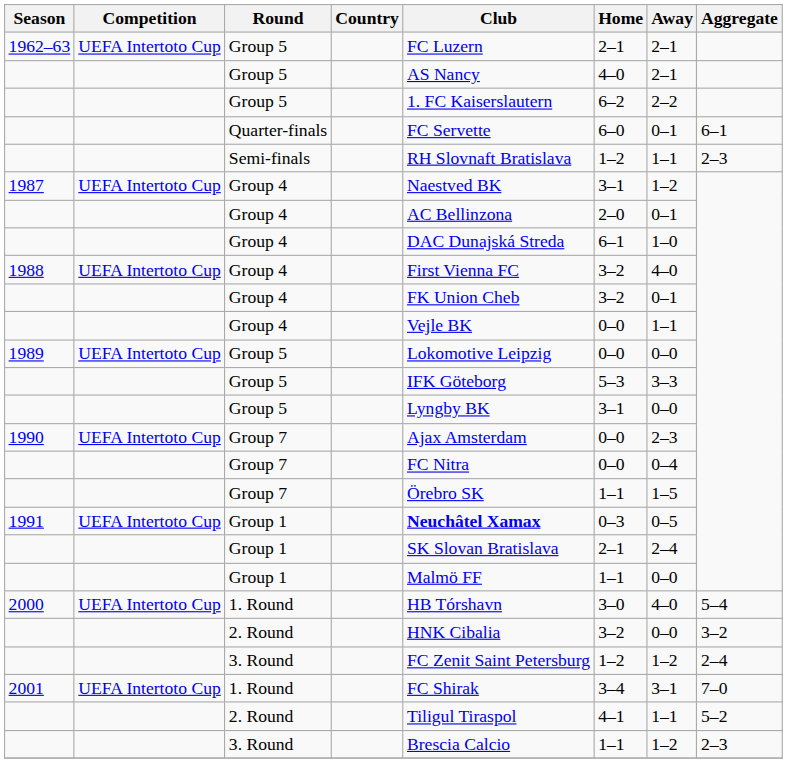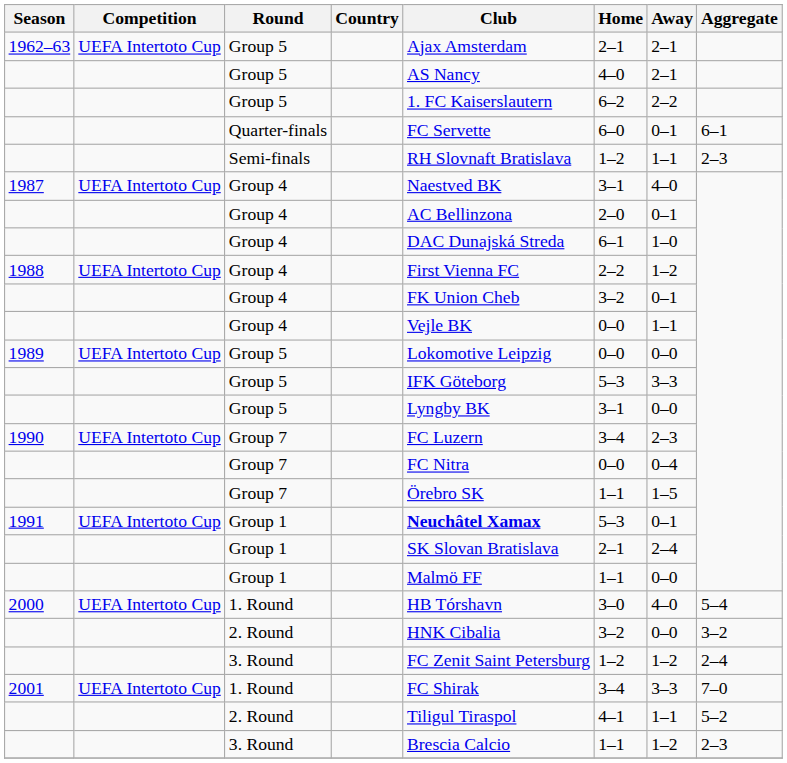(445, 46) FC Luzern -> (467, 46) Ajax Amsterdam
(664, 185) 1–2 -> (664, 185) 4–0
(611, 269) 3–2 -> (611, 269) 2–2
(664, 269) 4–0 -> (664, 269) 1–2
(467, 437) Ajax Amsterdam -> (445, 437) FC Luzern
(611, 437) 0–0 -> (611, 437) 3–4
(611, 520) 0–3 -> (611, 520) 5–3
(664, 520) 0–5 -> (664, 520) 0–1
(664, 688) 3–1 -> (664, 688) 3–3
